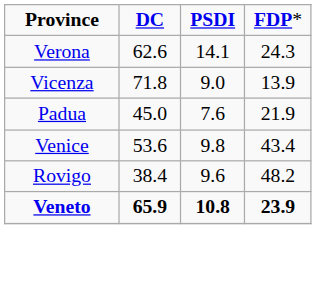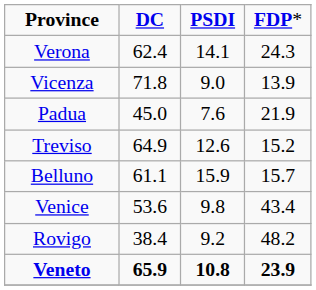(150, 51) 62.6 -> (150, 51) 62.4
+ row: (62, 144)
+ row: (62, 176)
(213, 176) 9.6 -> (213, 238) 9.2
